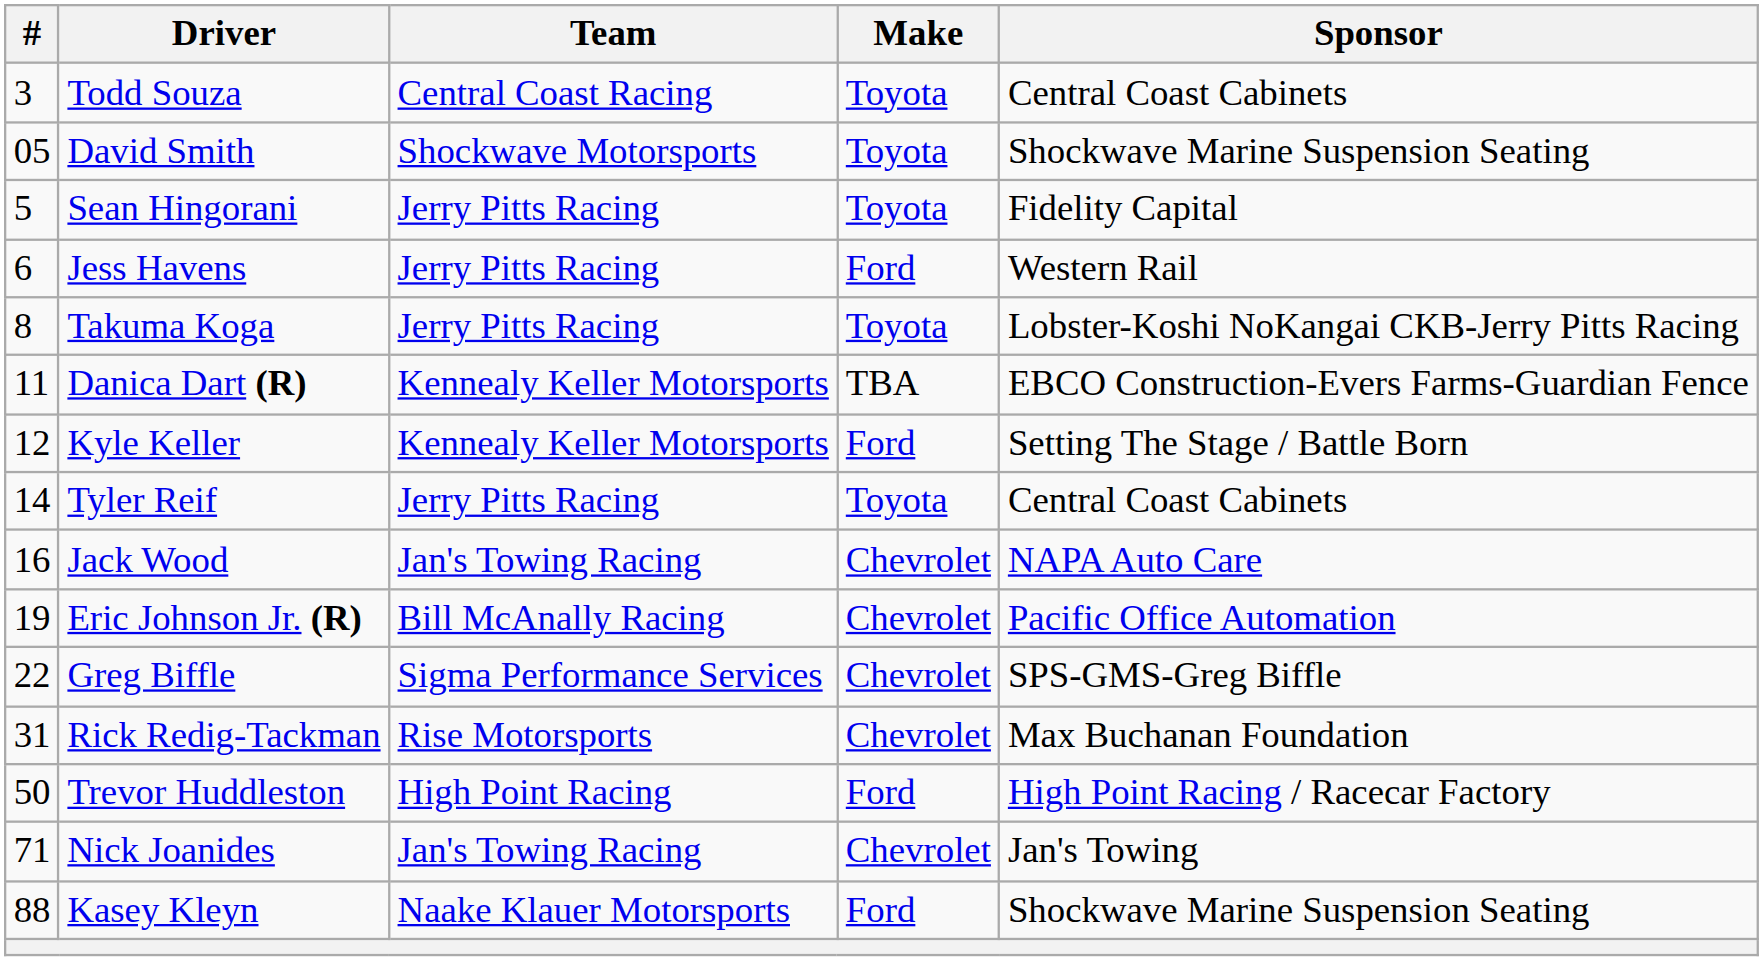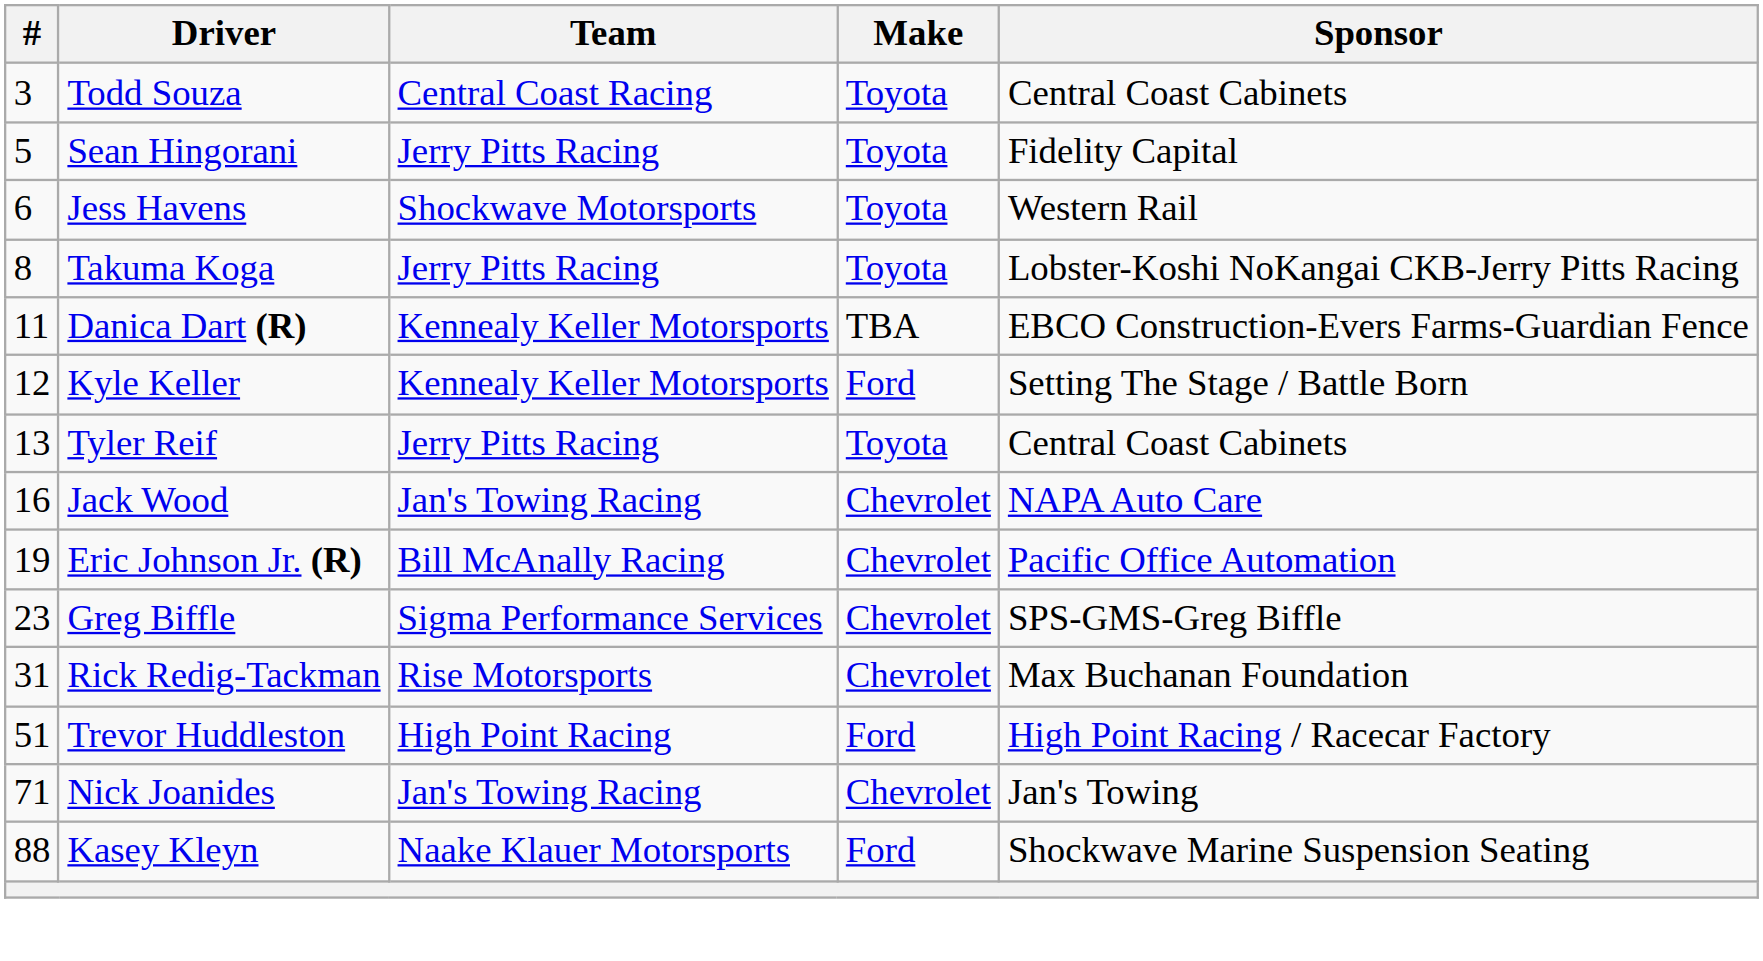- row: (161, 150)
(528, 267) Jerry Pitts Racing -> (577, 208) Shockwave Motorsports
(881, 267) Ford -> (897, 208) Toyota
(32, 500) 14 -> (32, 442) 13
(32, 675) 22 -> (32, 617) 23
(32, 792) 50 -> (32, 734) 51
